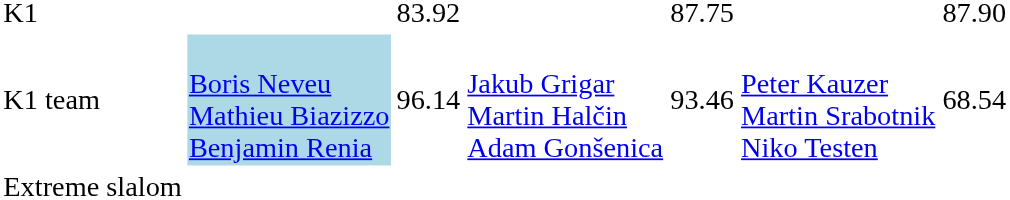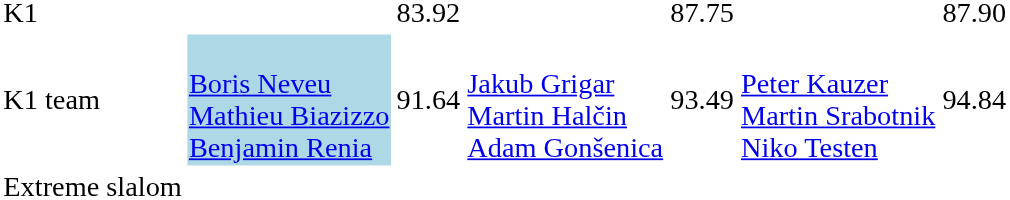(428, 99) 96.14 -> (428, 99) 91.64
(702, 99) 93.46 -> (702, 99) 93.49
(974, 99) 68.54 -> (974, 99) 94.84
